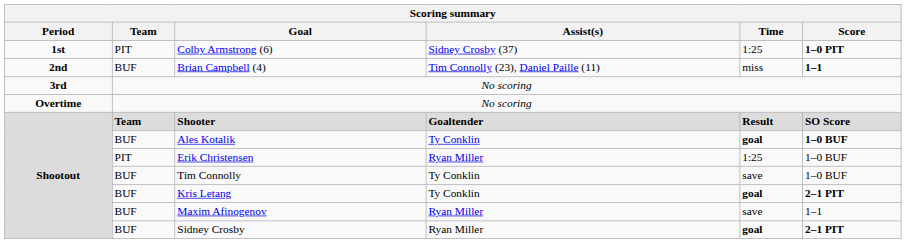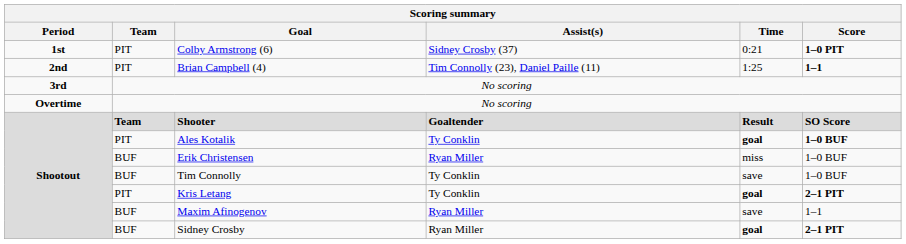(752, 49) 1:25 -> (752, 49) 0:21
(126, 67) BUF -> (123, 67) PIT
(753, 67) miss -> (752, 67) 1:25
(126, 139) BUF -> (123, 139) PIT
(123, 157) PIT -> (126, 157) BUF
(752, 157) 1:25 -> (753, 157) miss
(126, 193) BUF -> (123, 193) PIT
